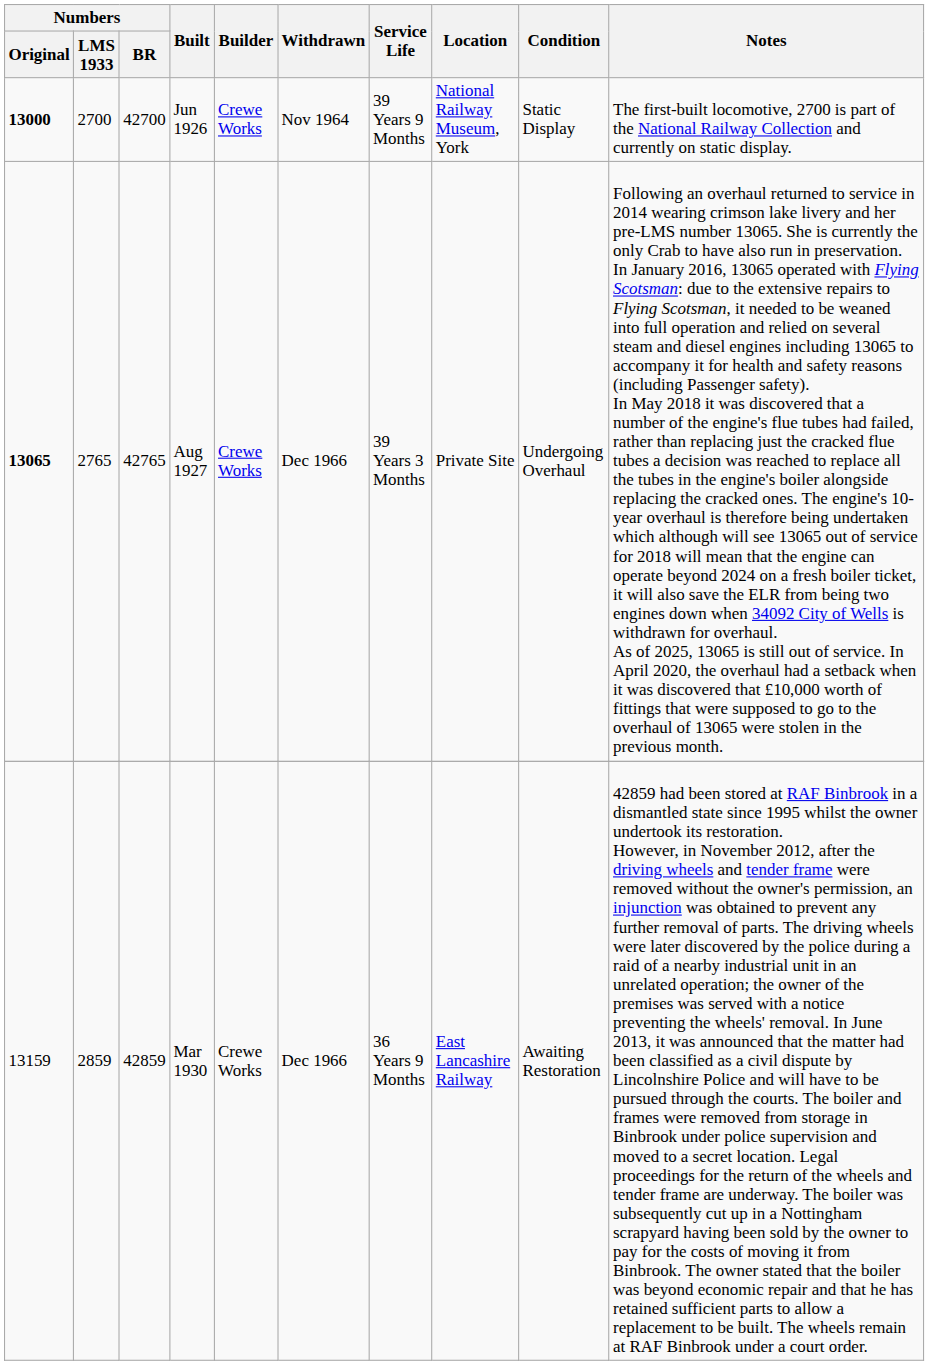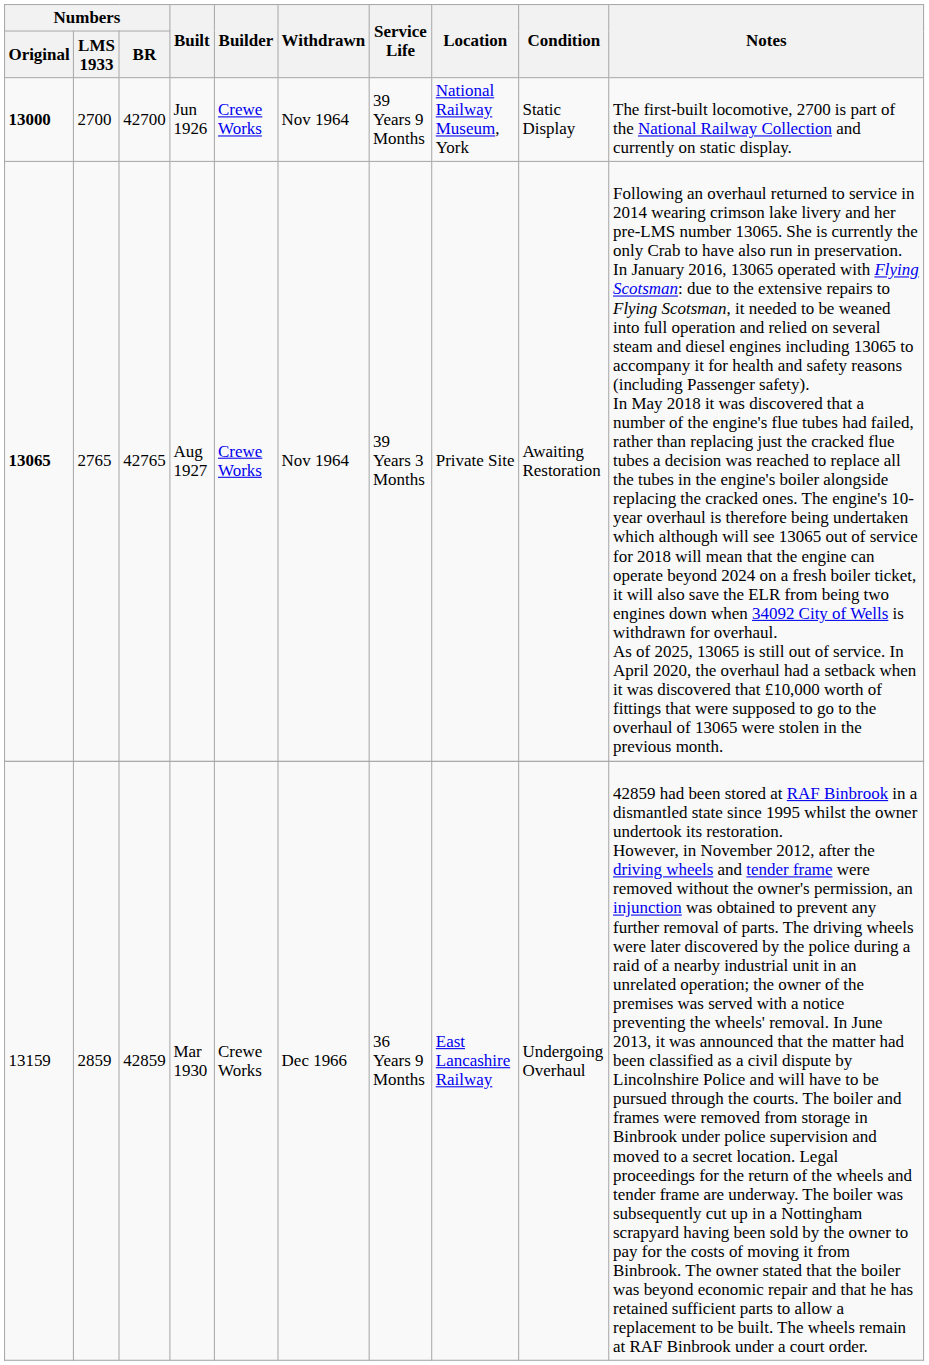(314, 461) Dec 1966 -> (315, 461) Nov 1964
(563, 461) Undergoing Overhaul -> (562, 461) Awaiting Restoration
(562, 1060) Awaiting Restoration -> (563, 1060) Undergoing Overhaul
